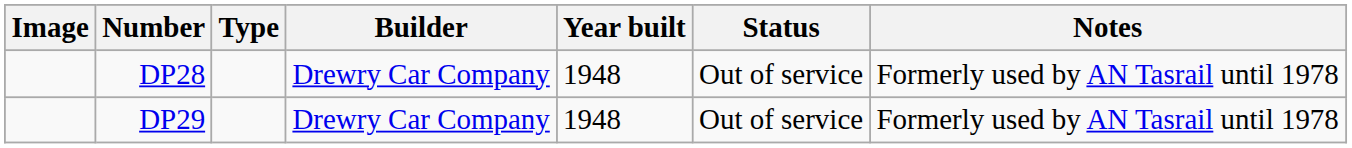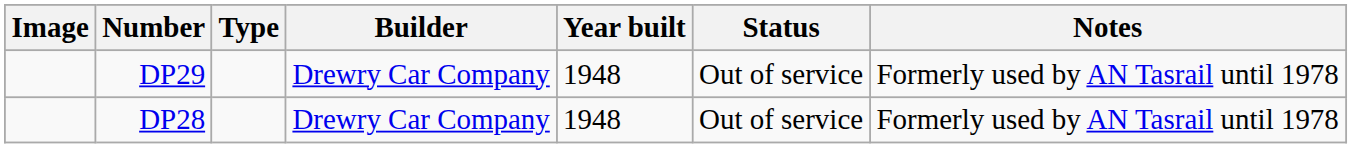rows swapped: (172, 73) <-> (172, 119)
